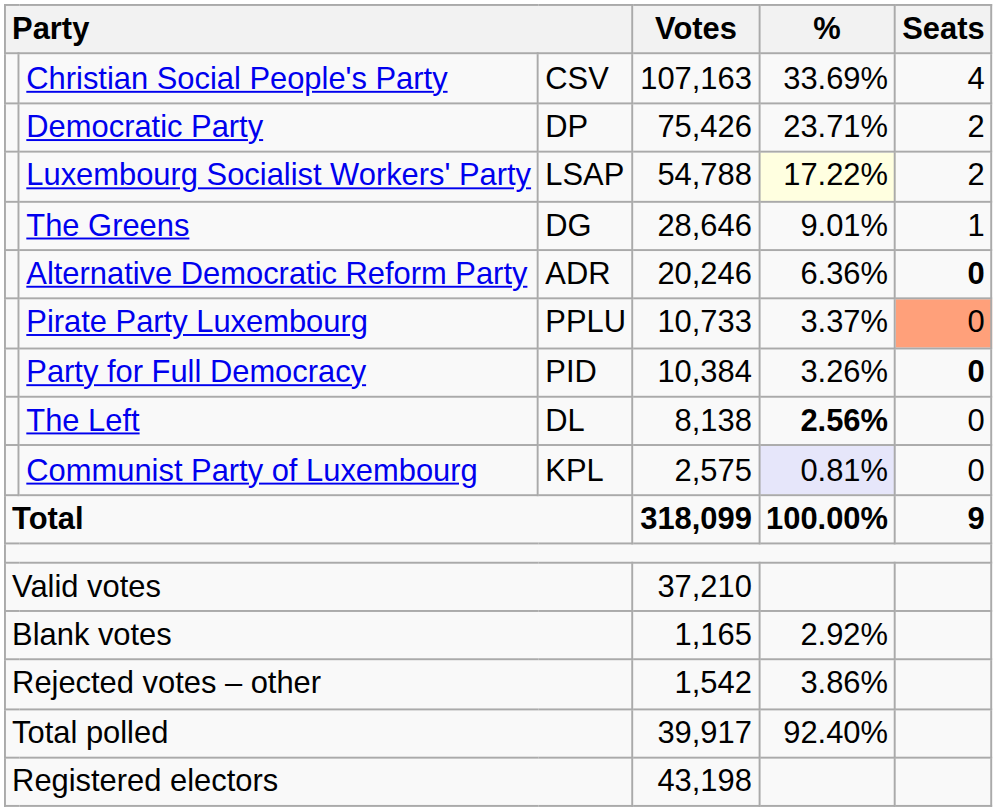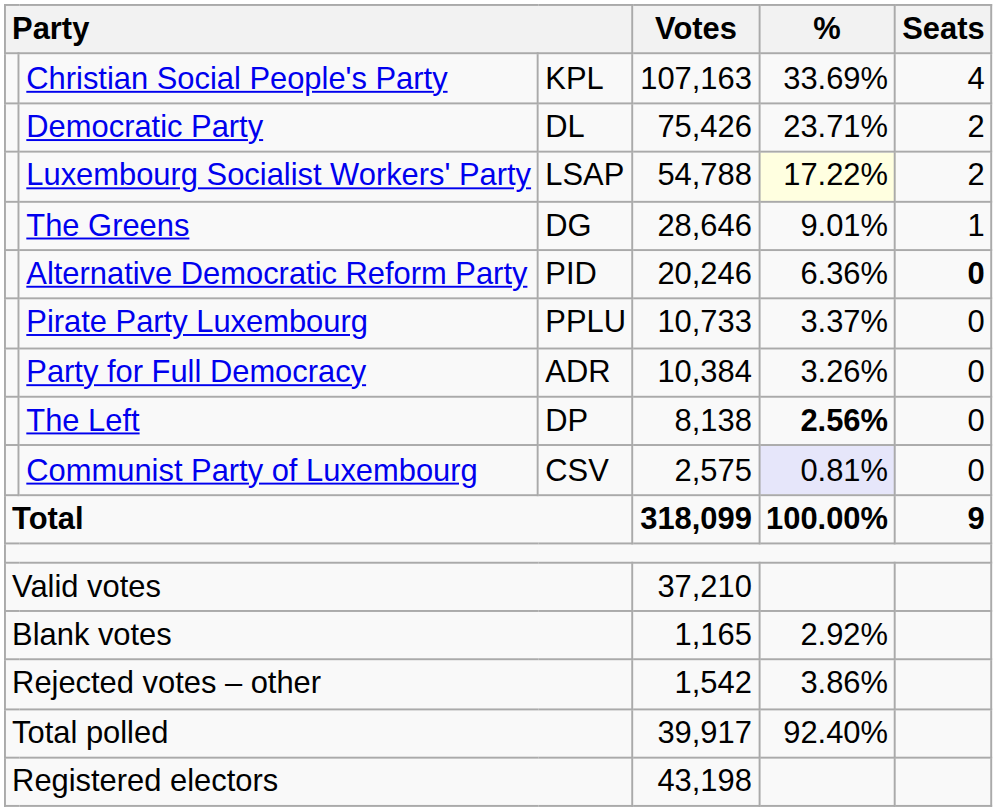(577, 77) CSV -> (574, 77) KPL
(567, 126) DP -> (565, 126) DL
(578, 273) ADR -> (571, 273) PID
(976, 322) lightsalmon background -> (976, 322) no background
(571, 371) PID -> (578, 371) ADR
(976, 371) bold -> (976, 371) normal
(565, 420) DL -> (567, 420) DP
(574, 469) KPL -> (577, 469) CSV
